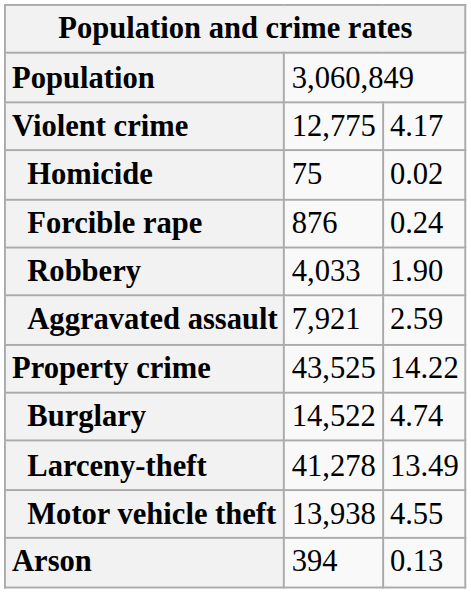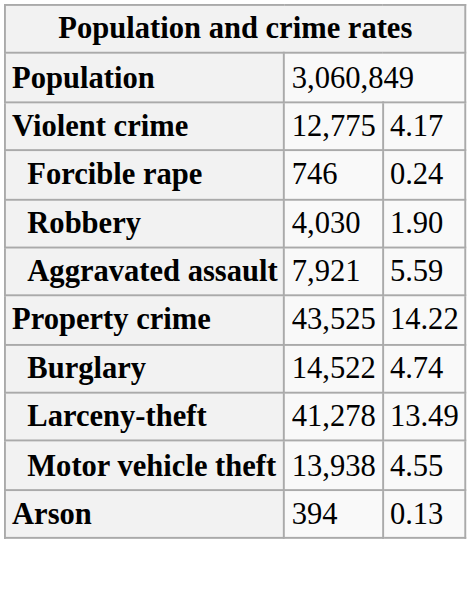- row: (82, 174)
(315, 222) 876 -> (315, 174) 746
(326, 271) 4,033 -> (326, 222) 4,030
(417, 319) 2.59 -> (417, 271) 5.59
